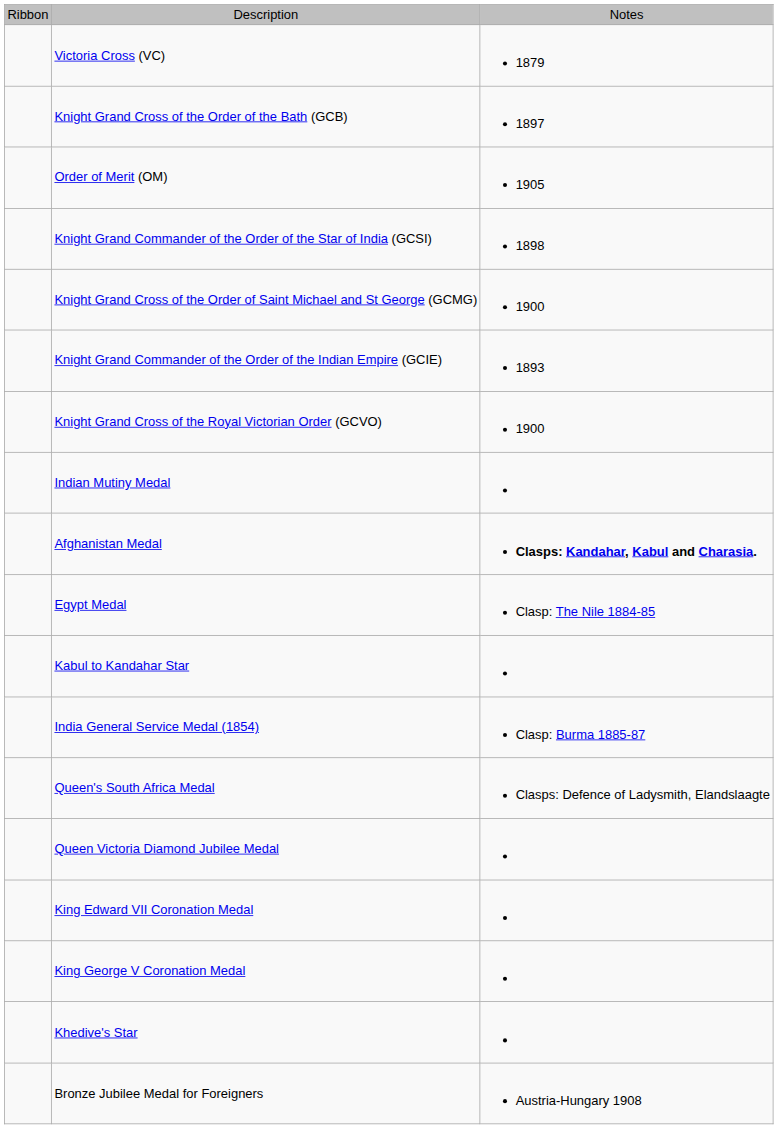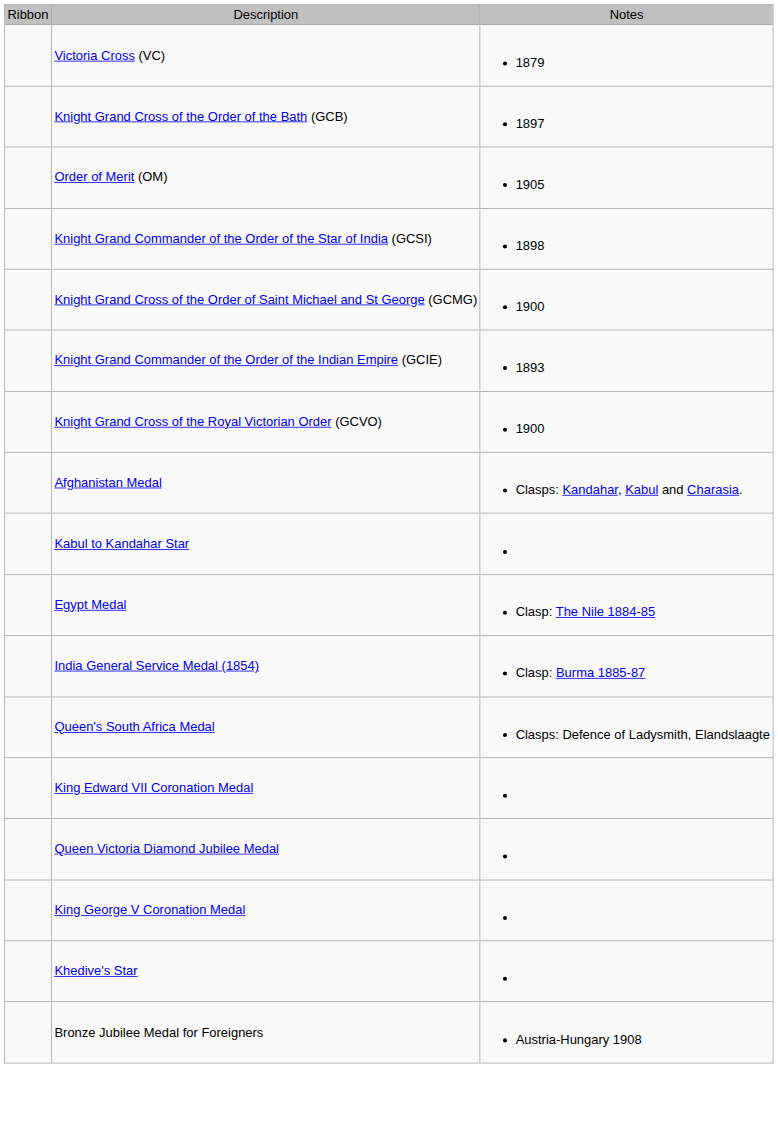- row: (112, 482)
(627, 551) bold -> (627, 490) normal
rows swapped: (122, 666) <-> (90, 605)
rows swapped: (167, 849) <-> (154, 910)
